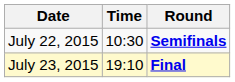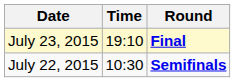rows swapped: (53, 40) <-> (53, 64)
